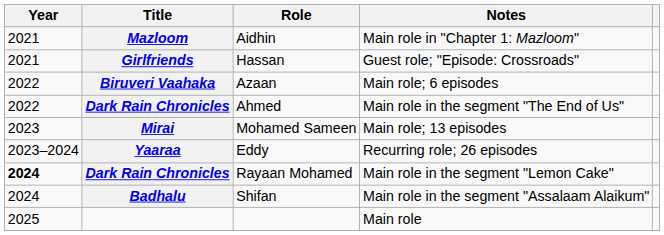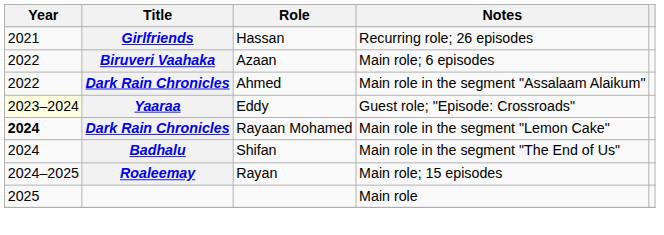- row: (158, 38)
(471, 60) Guest role; "Episode: Crossroads" -> (446, 38) Recurring role; 26 episodes
(494, 106) Main role in the segment "The End of Us" -> (502, 83) Main role in the segment "Assalaam Alaikum"
- row: (158, 128)
(43, 151) no background -> (43, 106) lightyellow background
(450, 151) Recurring role; 26 episodes -> (467, 106) Guest role; "Episode: Crossroads"
(506, 196) Main role in the segment "Assalaam Alaikum" -> (490, 151) Main role in the segment "The End of Us"
+ row: (158, 173)
